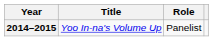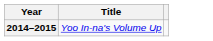- column: (184, 12)
